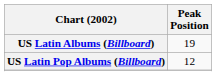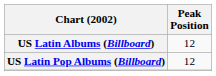(189, 43) 19 -> (189, 43) 12
